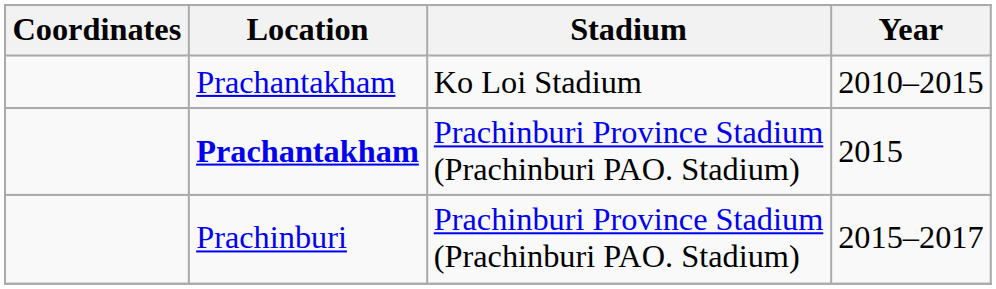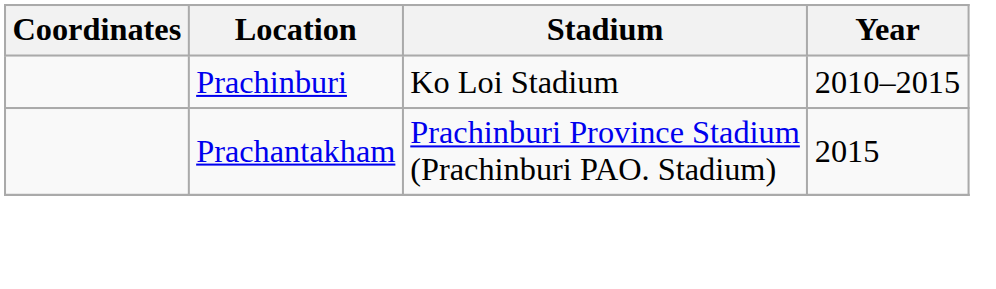(296, 81) Prachantakham -> (272, 81) Prachinburi
(307, 150) bold -> (296, 150) normal
- row: (911, 238)
